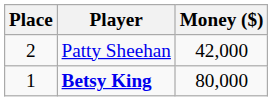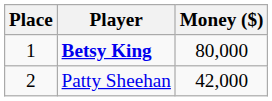rows swapped: (107, 80) <-> (116, 50)
